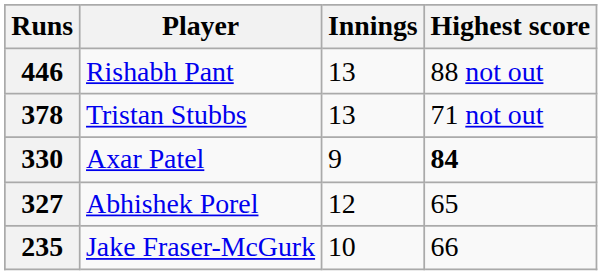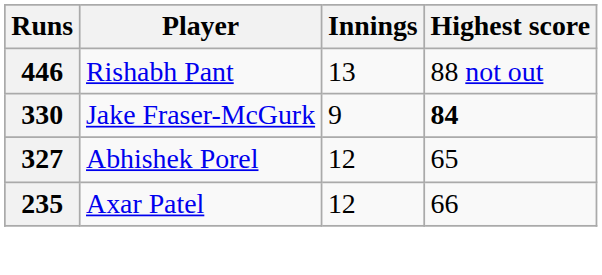- row: (42, 114)
(145, 159) Axar Patel -> (201, 114) Jake Fraser-McGurk
(201, 247) Jake Fraser-McGurk -> (145, 203) Axar Patel
(342, 247) 10 -> (342, 203) 12
